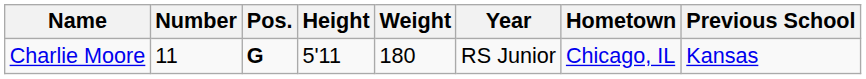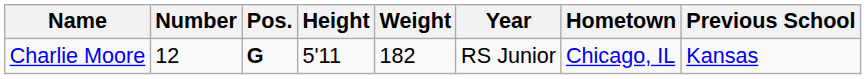(166, 55) 11 -> (167, 55) 12
(398, 55) 180 -> (398, 55) 182
